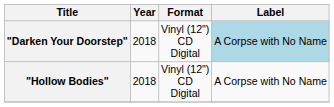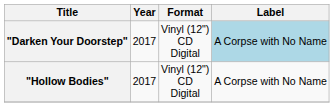(144, 41) 2018 -> (144, 41) 2017
(144, 82) 2018 -> (144, 82) 2017
